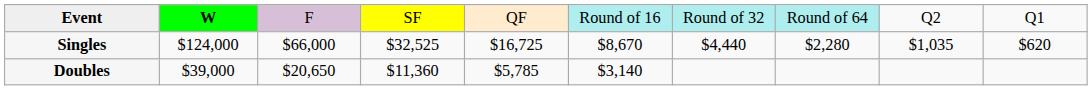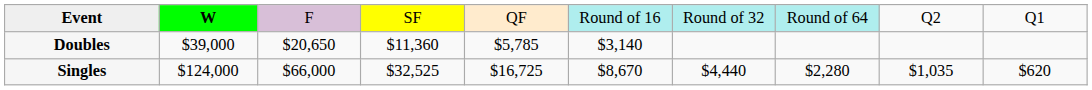rows swapped: (82, 45) <-> (82, 71)
